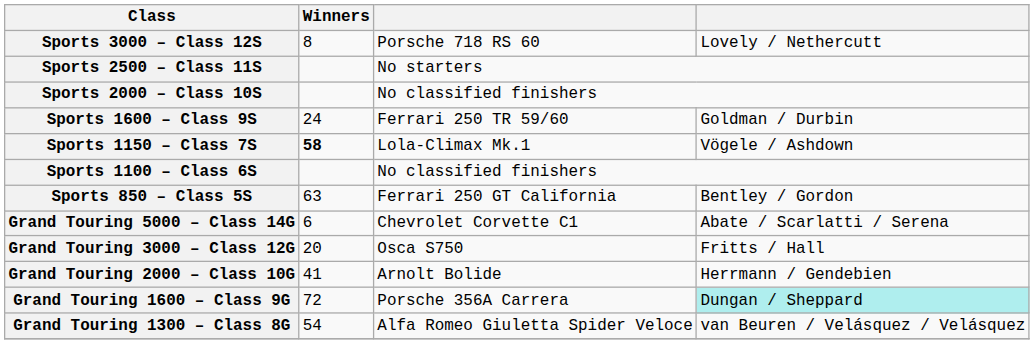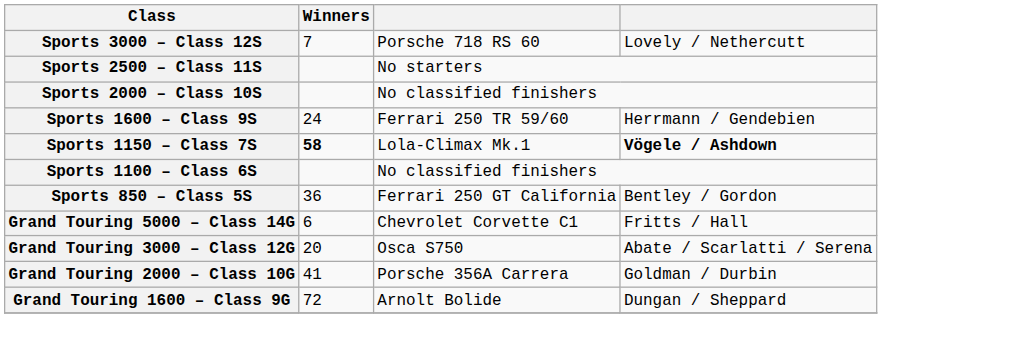(308, 44) 8 -> (308, 44) 7
(777, 121) Goldman / Durbin -> (719, 121) Herrmann / Gendebien
(777, 146) normal -> (700, 146) bold
(312, 198) 63 -> (312, 198) 36
(825, 224) Abate / Scarlatti / Serena -> (686, 224) Fritts / Hall
(762, 249) Fritts / Hall -> (748, 249) Abate / Scarlatti / Serena
(439, 275) Arnolt Bolide -> (473, 275) Porsche 356A Carrera
(796, 275) Herrmann / Gendebien -> (700, 275) Goldman / Durbin
(473, 301) Porsche 356A Carrera -> (439, 301) Arnolt Bolide
(782, 301) paleturquoise background -> (705, 301) no background
- row: (152, 326)
